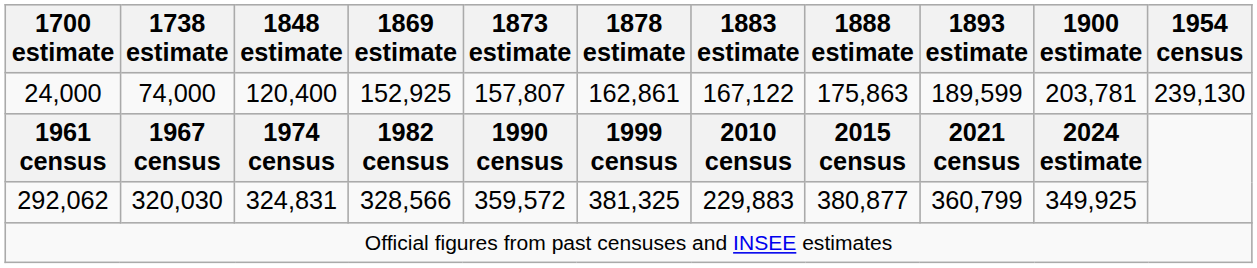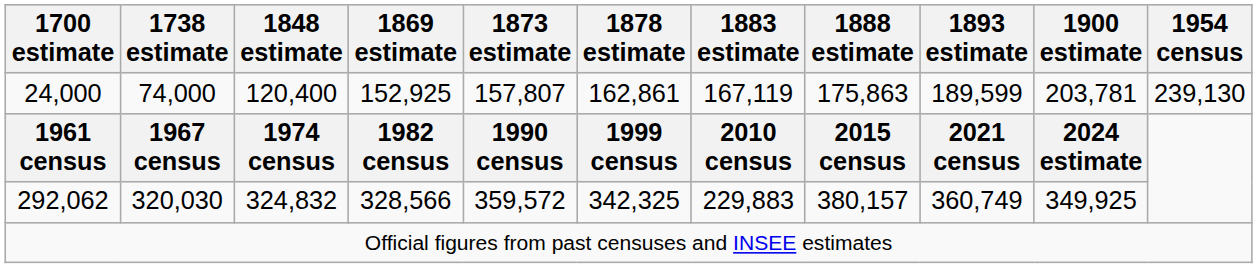(748, 93) 167,122 -> (748, 93) 167,119
(291, 201) 324,831 -> (291, 201) 324,832
(634, 201) 381,325 -> (634, 201) 342,325
(863, 201) 380,877 -> (863, 201) 380,157
(977, 201) 360,799 -> (977, 201) 360,749
